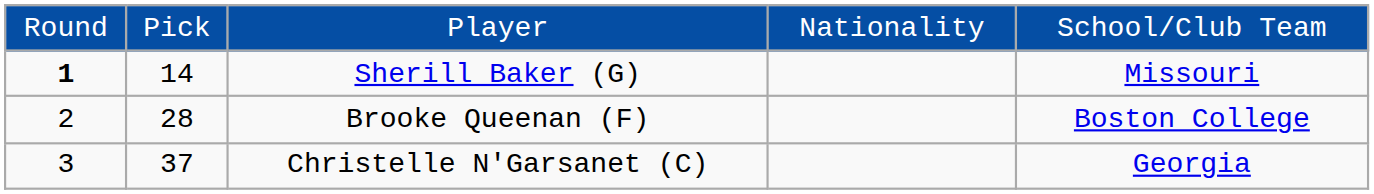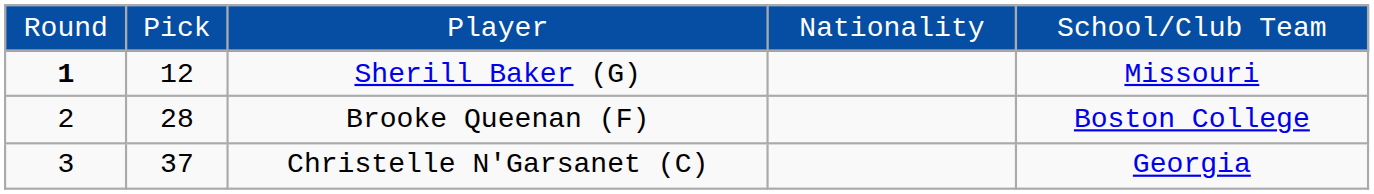(177, 74) 14 -> (177, 74) 12
